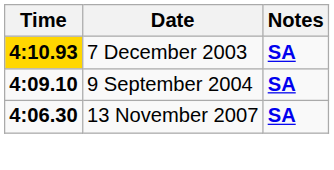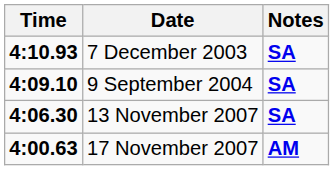(43, 52) gold background -> (43, 52) no background
+ row: (173, 148)
